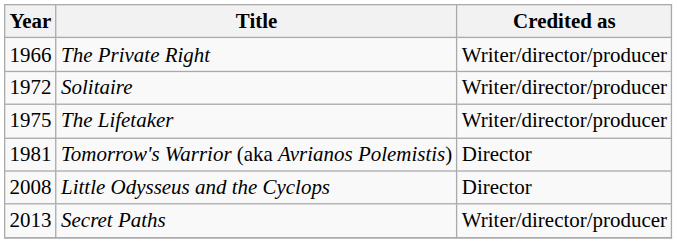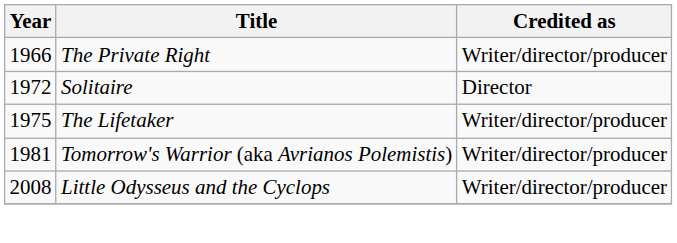(564, 87) Writer/director/producer -> (497, 87) Director
(497, 154) Director -> (564, 154) Writer/director/producer
(497, 187) Director -> (564, 187) Writer/director/producer
- row: (113, 220)
